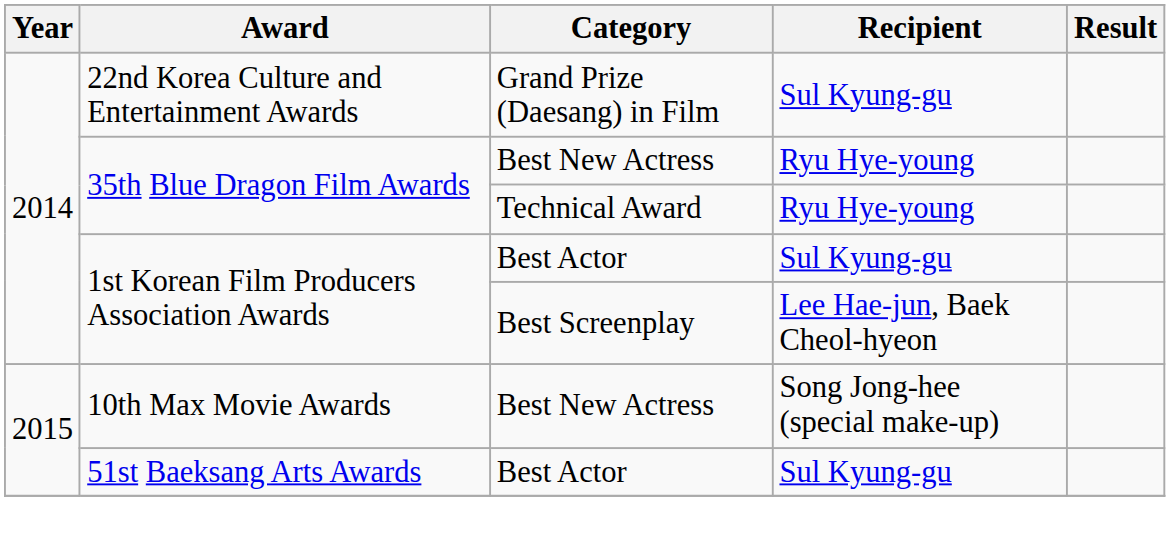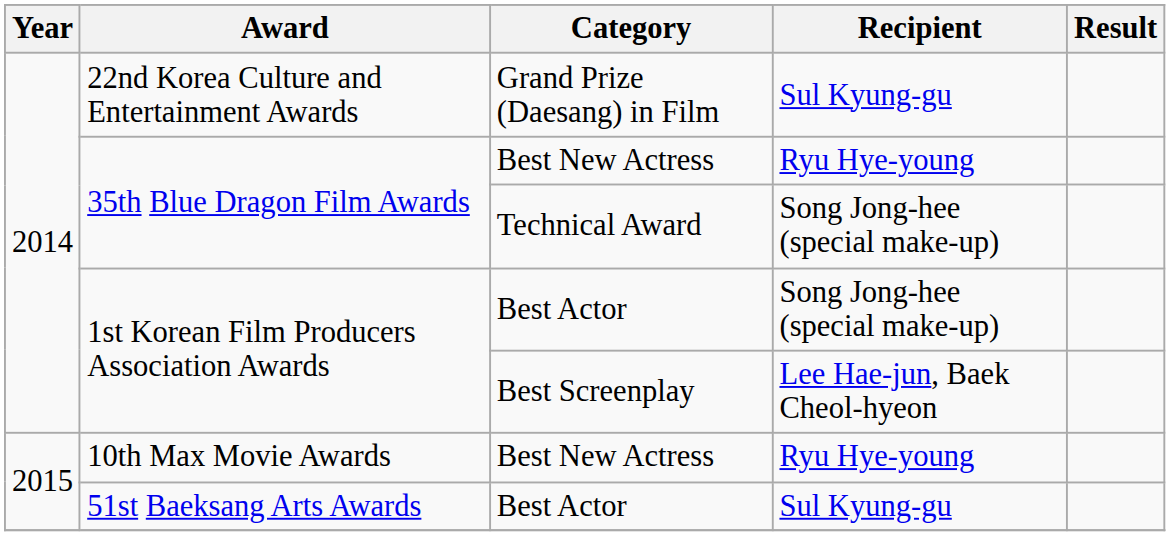(877, 208) Ryu Hye-young -> (889, 225) Song Jong-hee (special make-up)
(866, 256) Sul Kyung-gu -> (889, 308) Song Jong-hee (special make-up)
(889, 405) Song Jong-hee (special make-up) -> (877, 457) Ryu Hye-young
